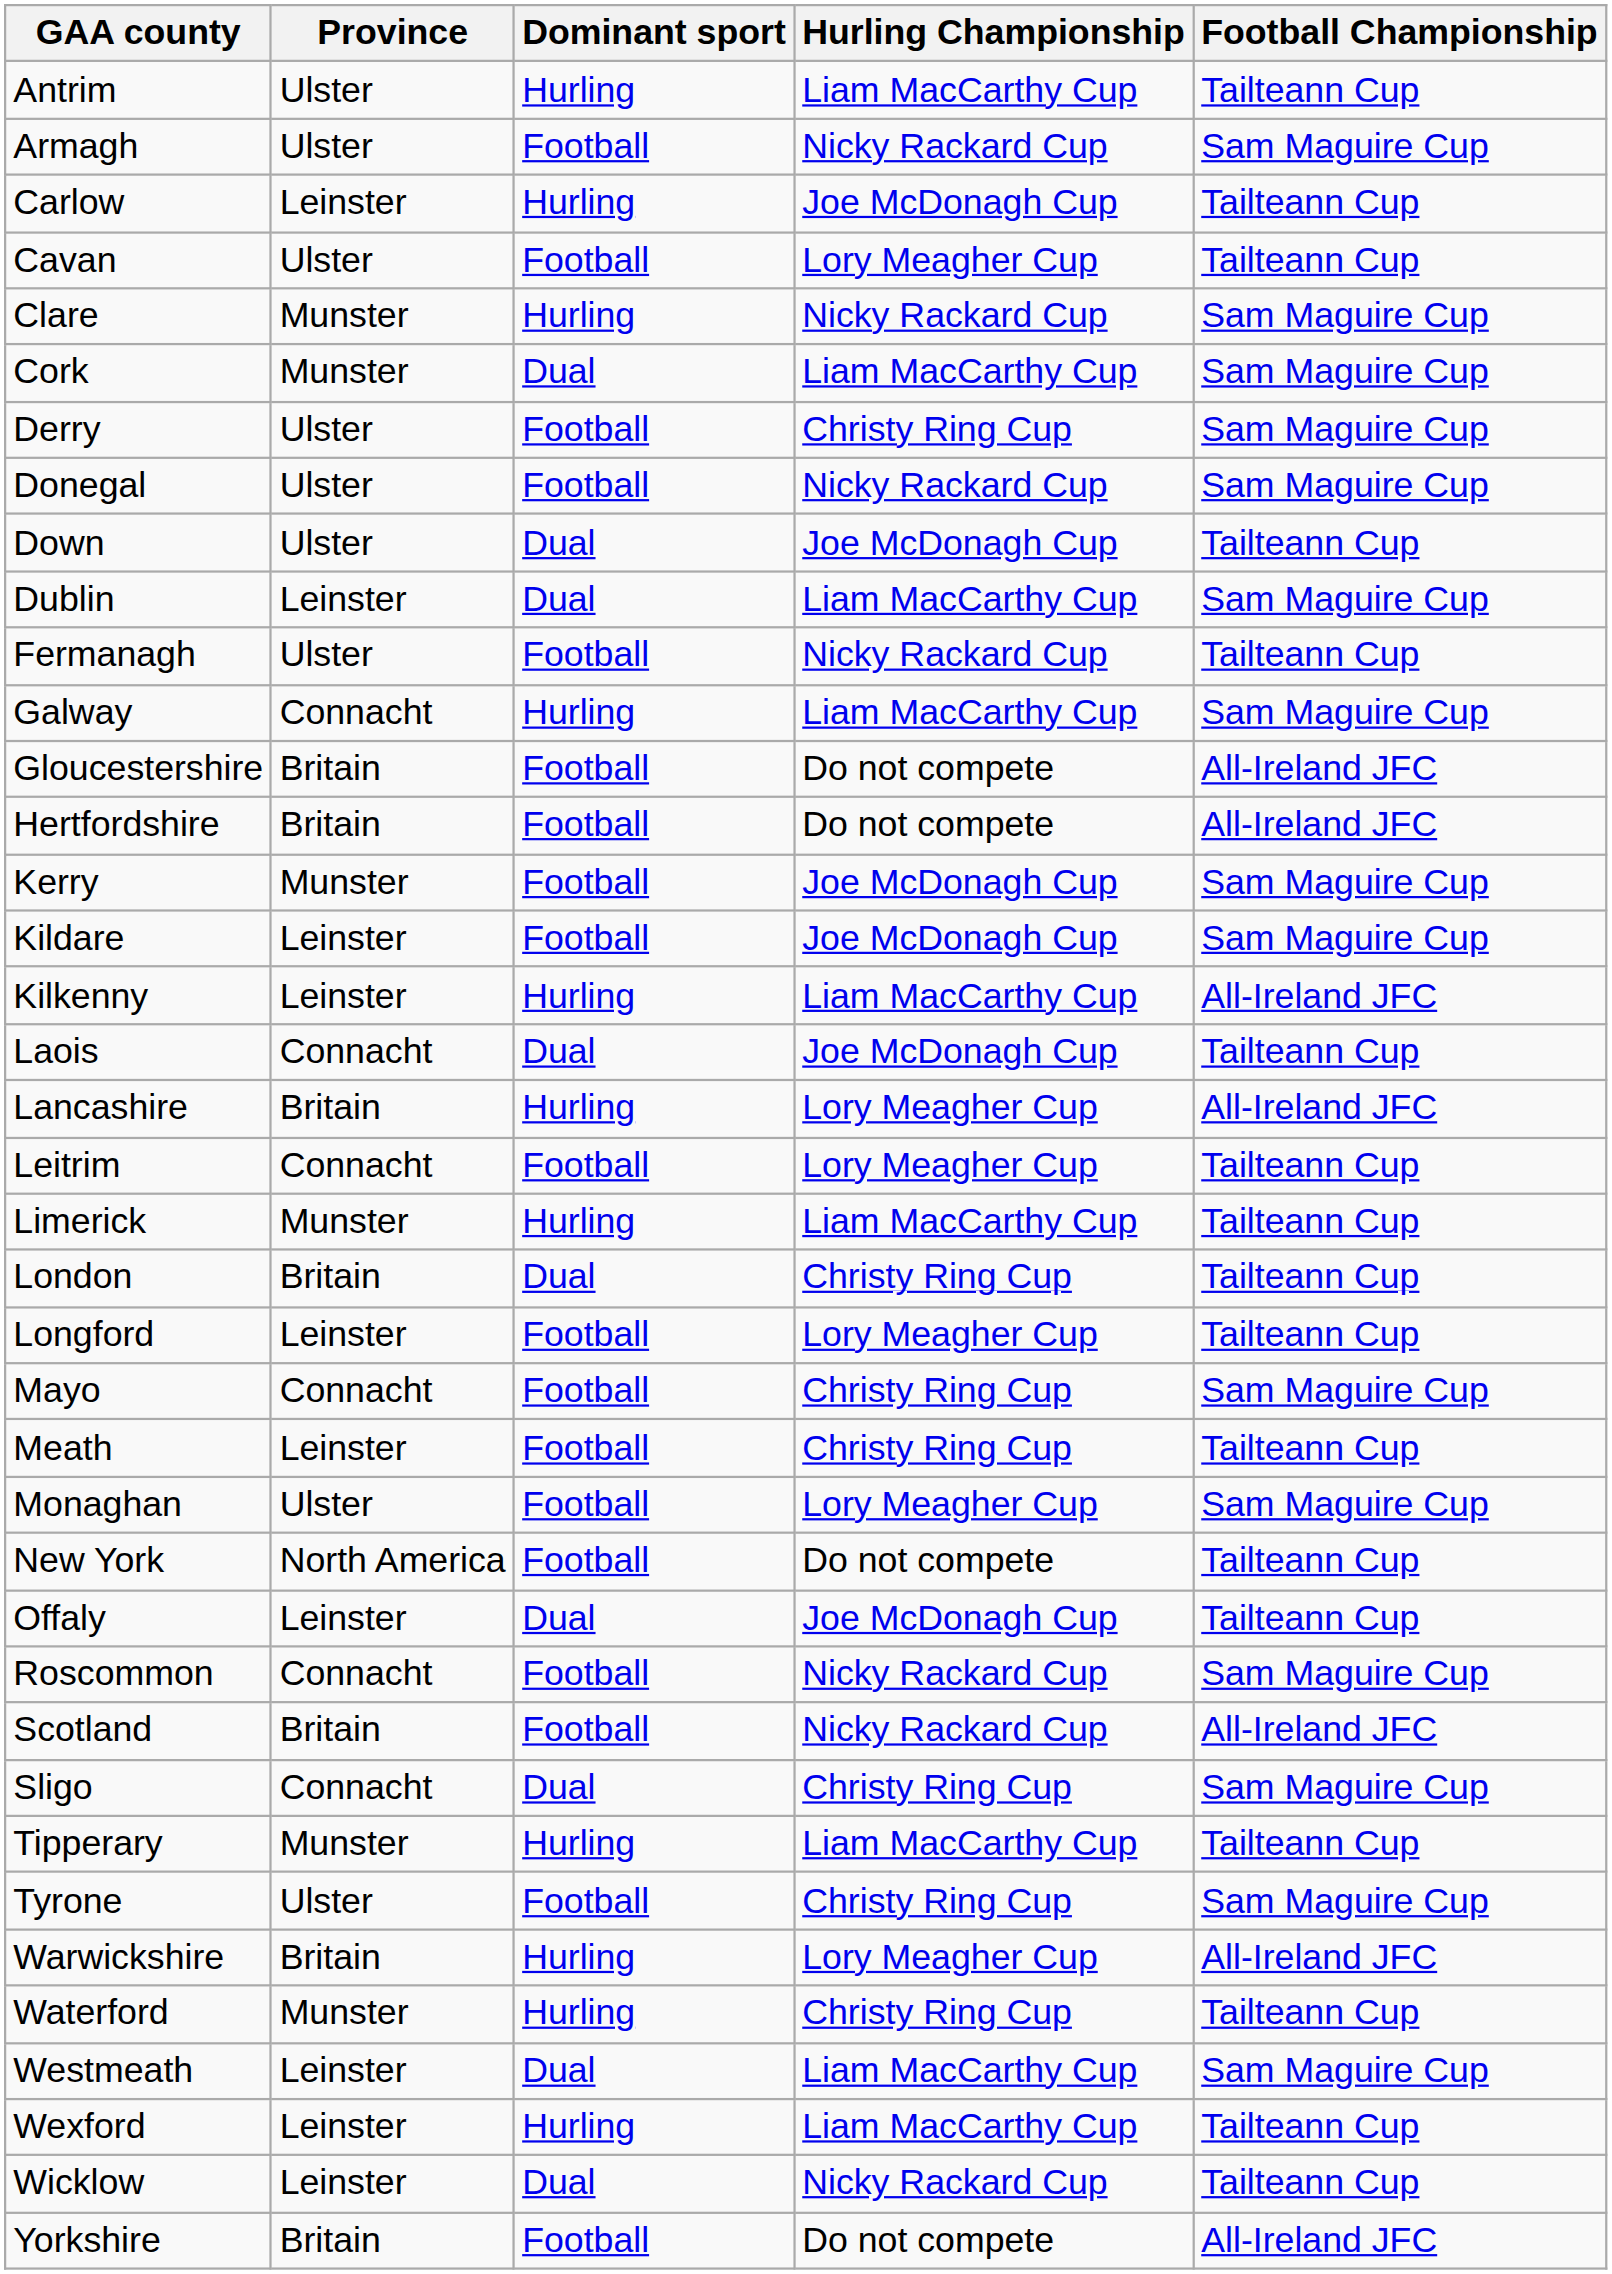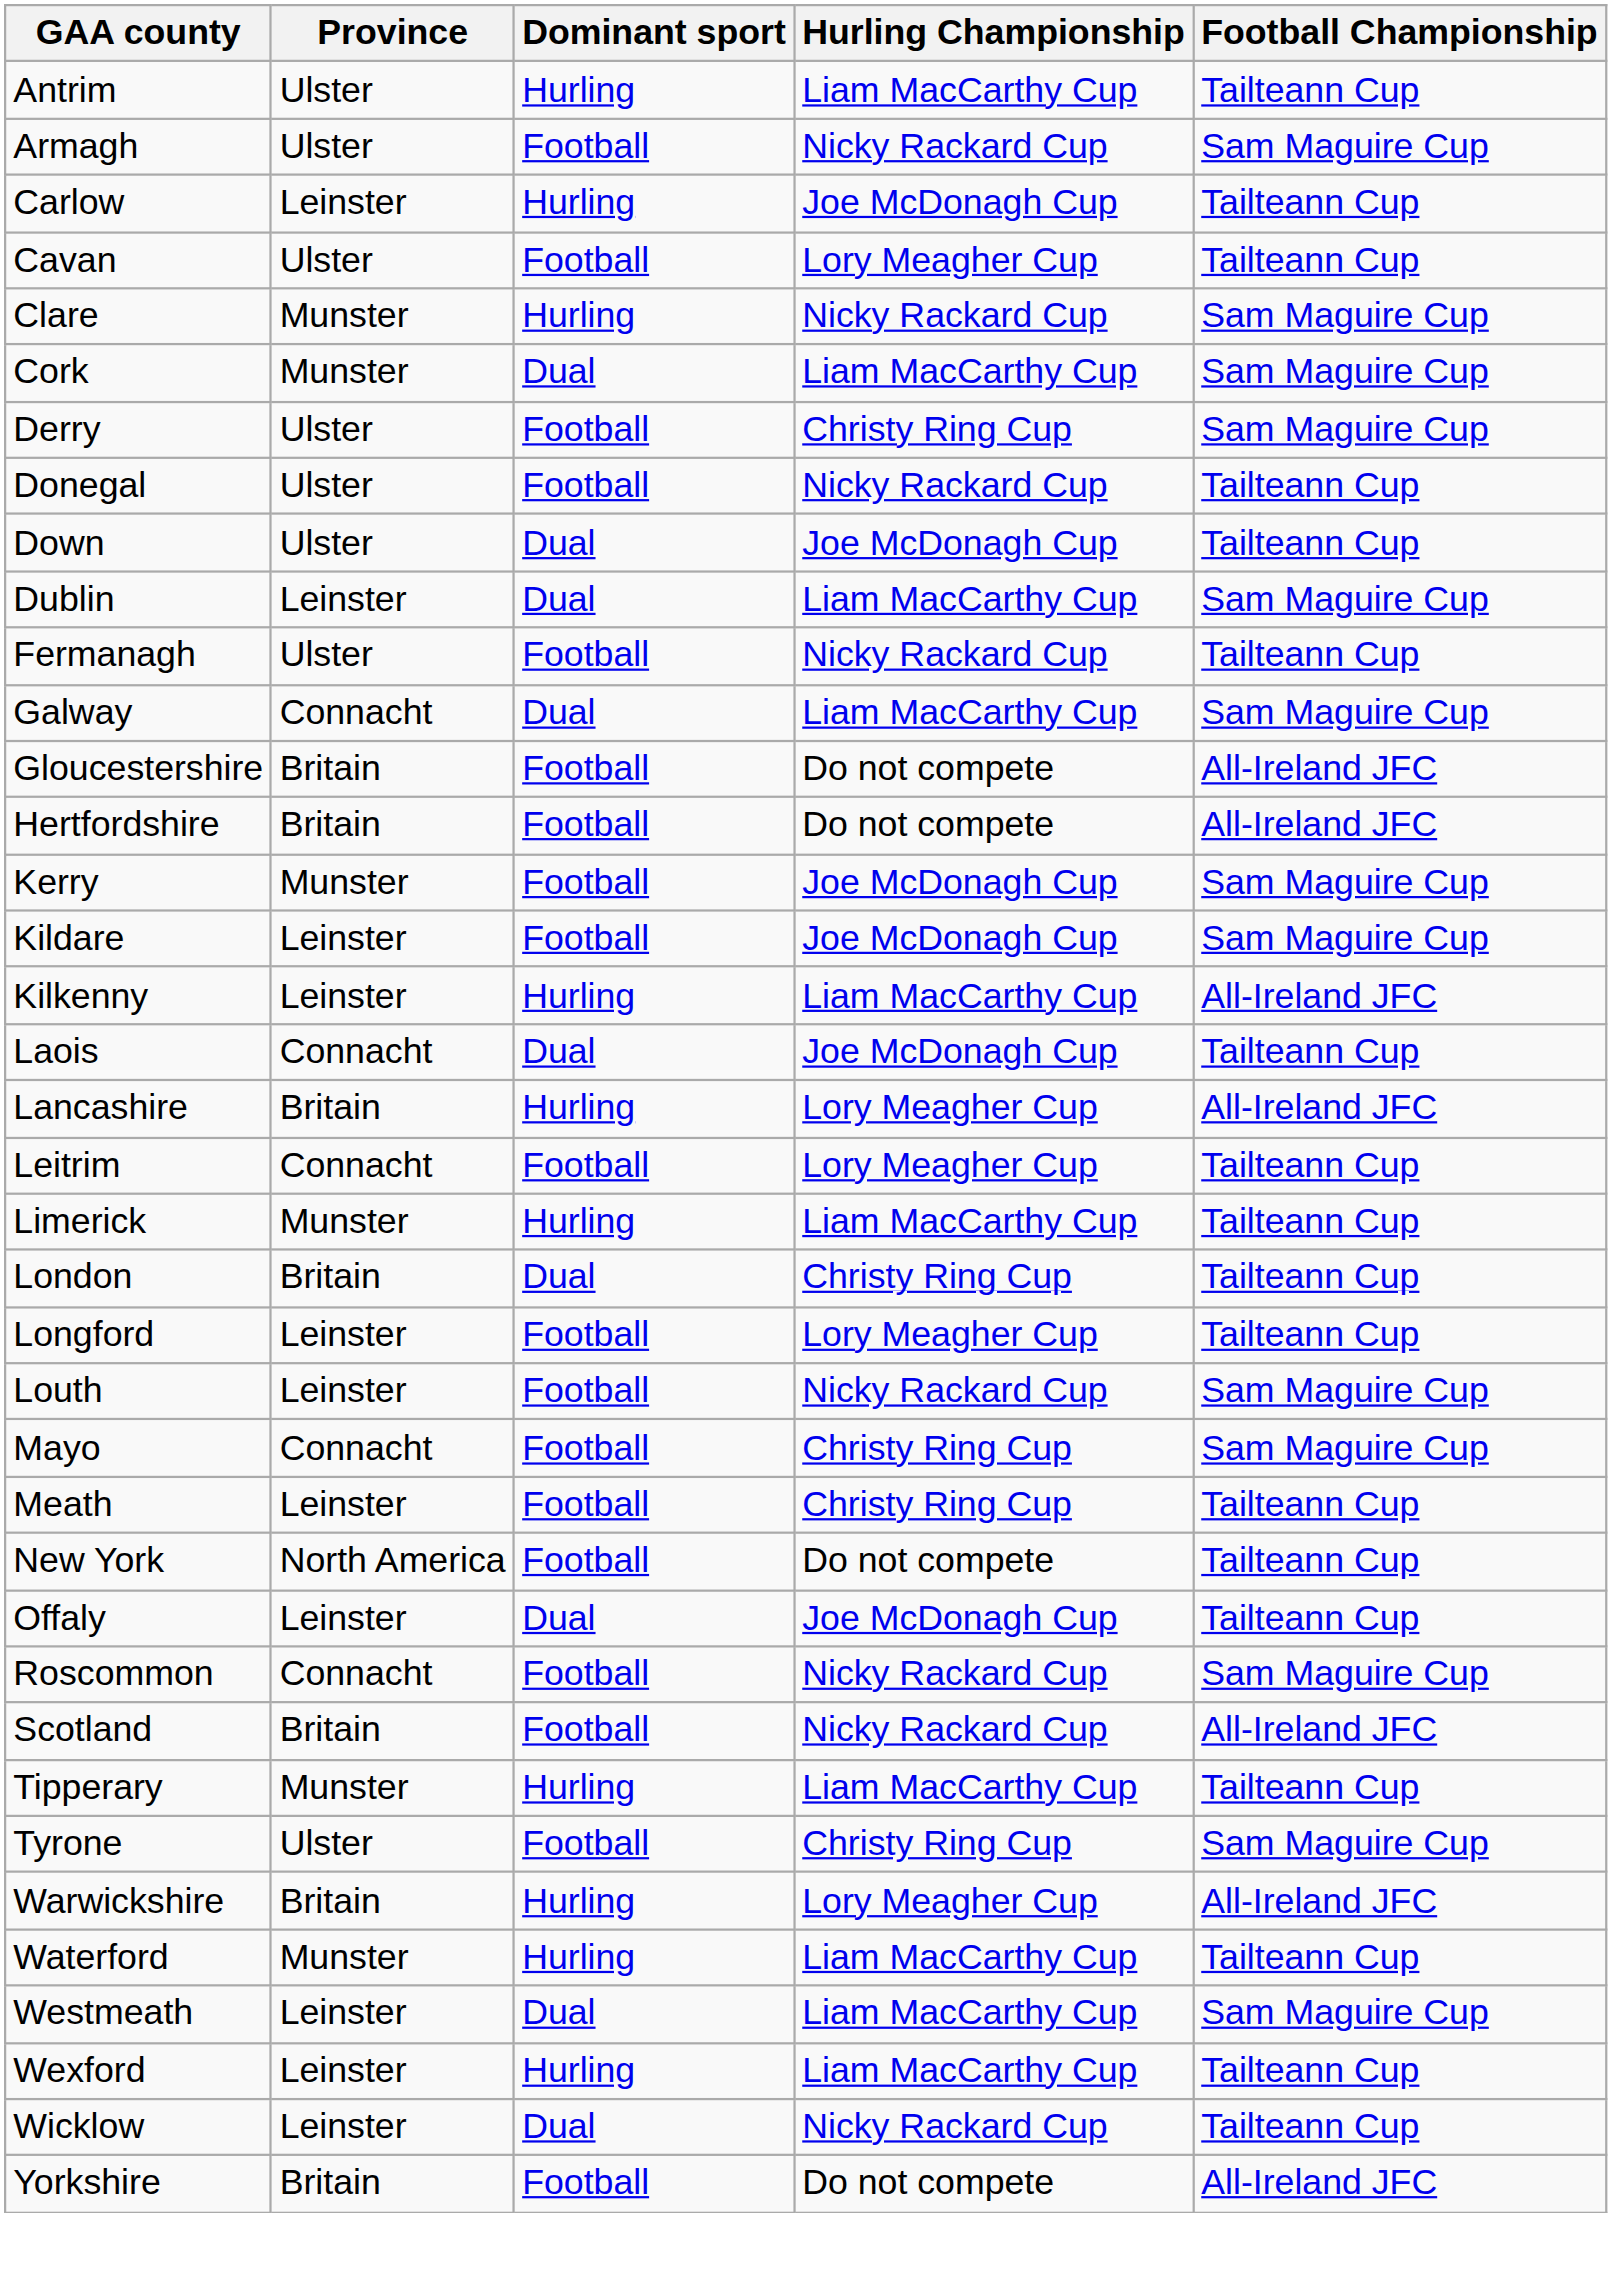(1345, 485) Sam Maguire Cup -> (1310, 485) Tailteann Cup
(579, 711) Hurling -> (559, 711) Dual
+ row: (58, 1390)
- row: (98, 1504)
- row: (53, 1786)
(937, 2013) Christy Ring Cup -> (970, 1956) Liam MacCarthy Cup
